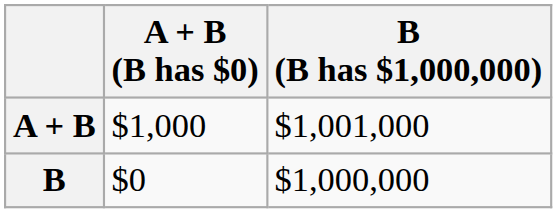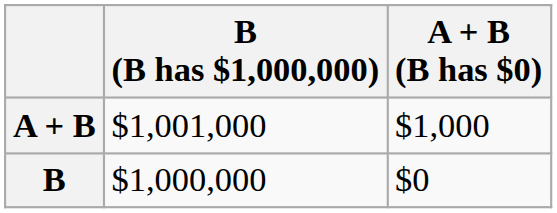columns swapped: (185, 51) <-> (408, 51)
